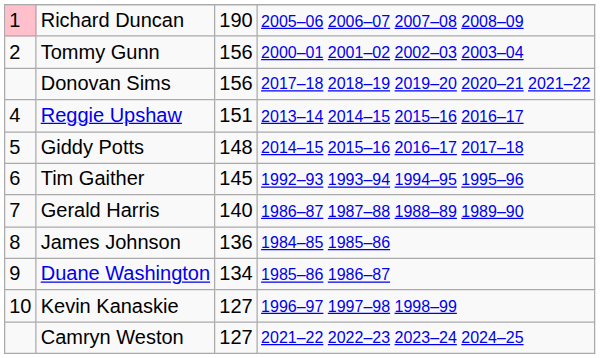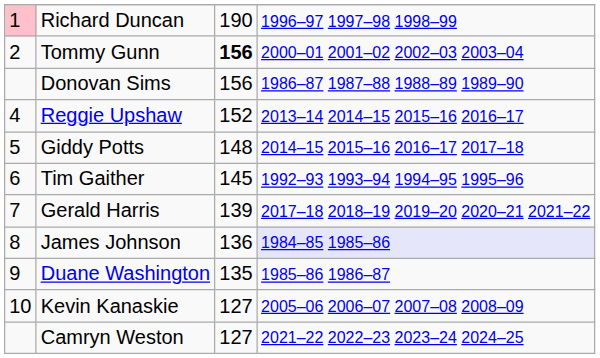(392, 20) 2005–06 2006–07 2007–08 2008–09 -> (359, 20) 1996–97 1997–98 1998–99
(236, 52) normal -> (236, 52) bold
(426, 84) 2017–18 2018–19 2019–20 2020–21 2021–22 -> (392, 84) 1986–87 1987–88 1988–89 1989–90
(236, 115) 151 -> (236, 115) 152
(236, 210) 140 -> (236, 210) 139
(392, 211) 1986–87 1987–88 1988–89 1989–90 -> (426, 211) 2017–18 2018–19 2019–20 2020–21 2021–22
(326, 243) no background -> (326, 243) lavender background
(236, 274) 134 -> (236, 274) 135
(359, 306) 1996–97 1997–98 1998–99 -> (392, 306) 2005–06 2006–07 2007–08 2008–09
